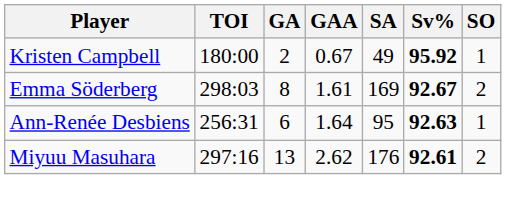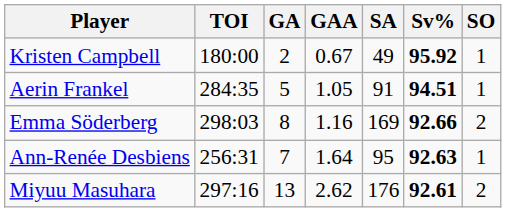+ row: (69, 88)
(334, 88) 1.61 -> (334, 122) 1.16
(433, 88) 92.67 -> (433, 122) 92.66
(285, 122) 6 -> (285, 156) 7
